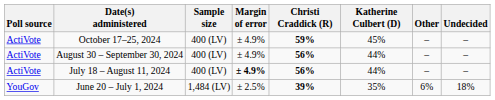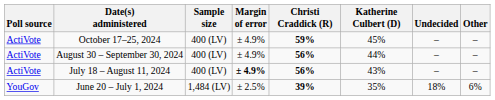columns swapped: (427, 24) <-> (466, 24)
(376, 71) 44% -> (376, 71) 43%
